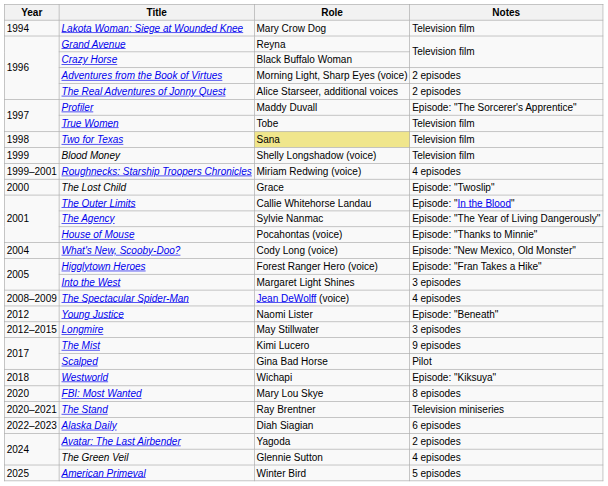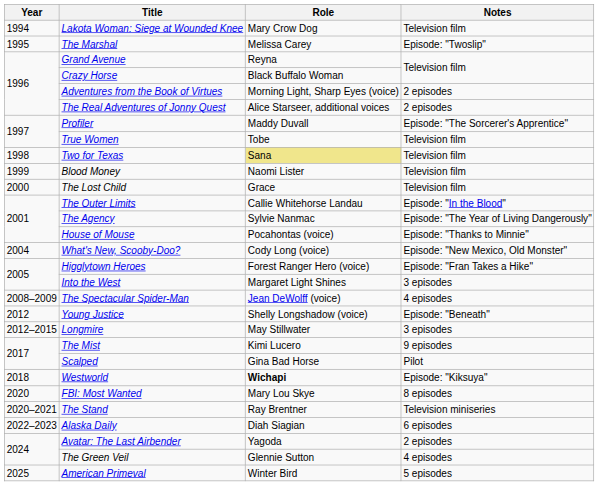+ row: (89, 44)
(316, 155) Shelly Longshadow (voice) -> (276, 171) Naomi Lister
- row: (157, 171)
(453, 187) Episode: "Twoslip" -> (435, 187) Television film
(285, 314) Naomi Lister -> (308, 314) Shelly Longshadow (voice)
(274, 378) normal -> (267, 378) bold
